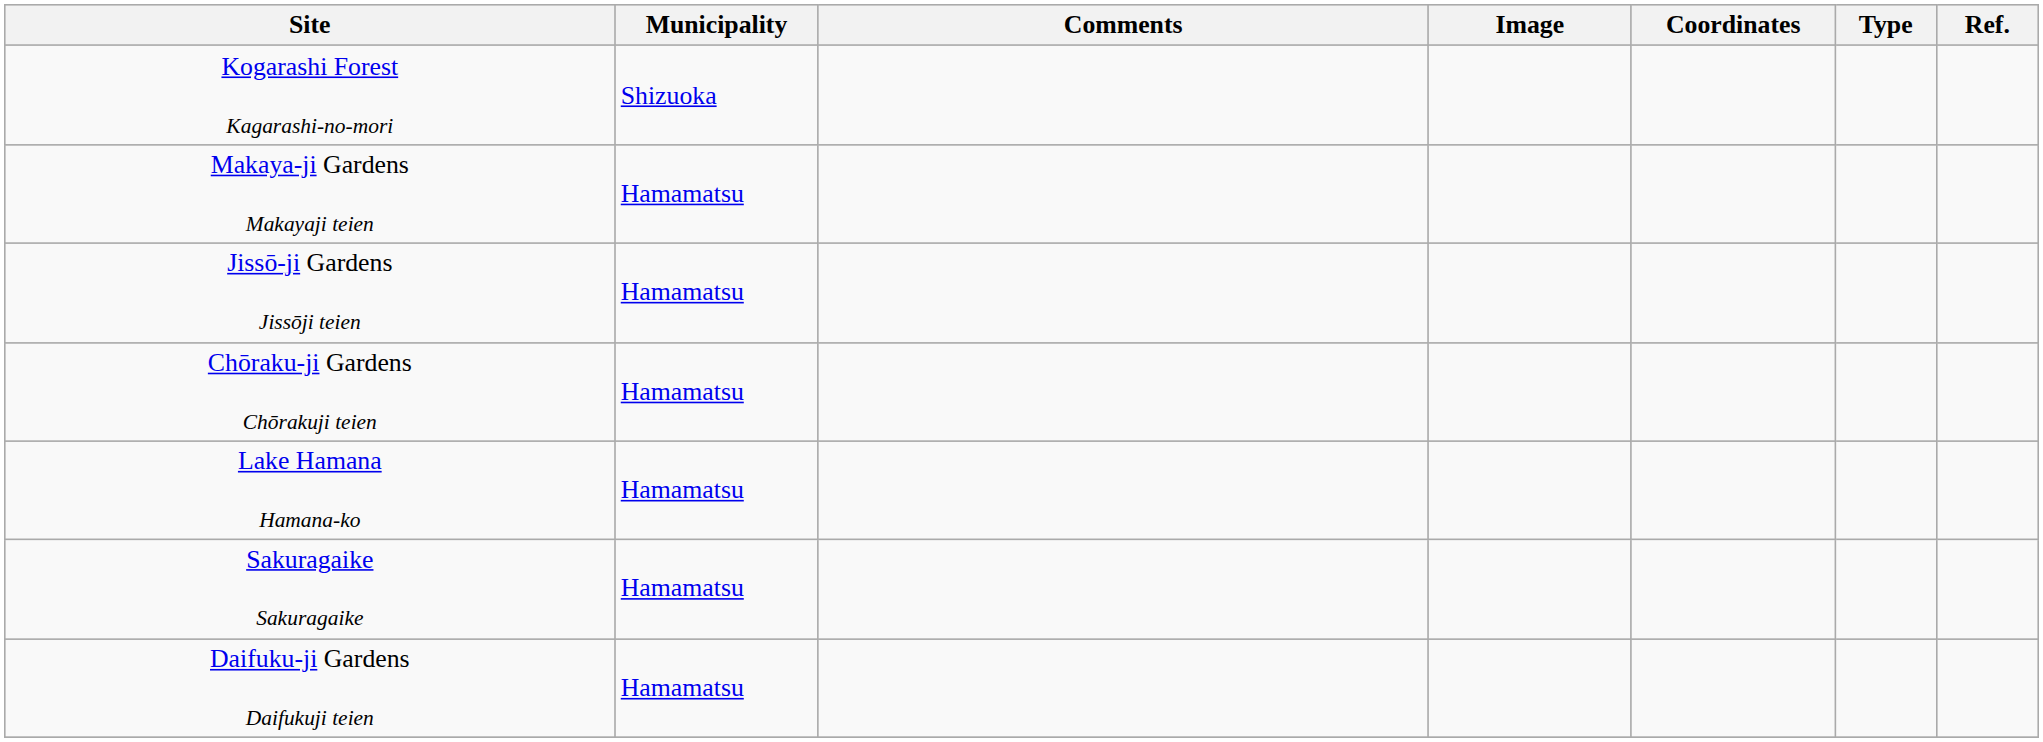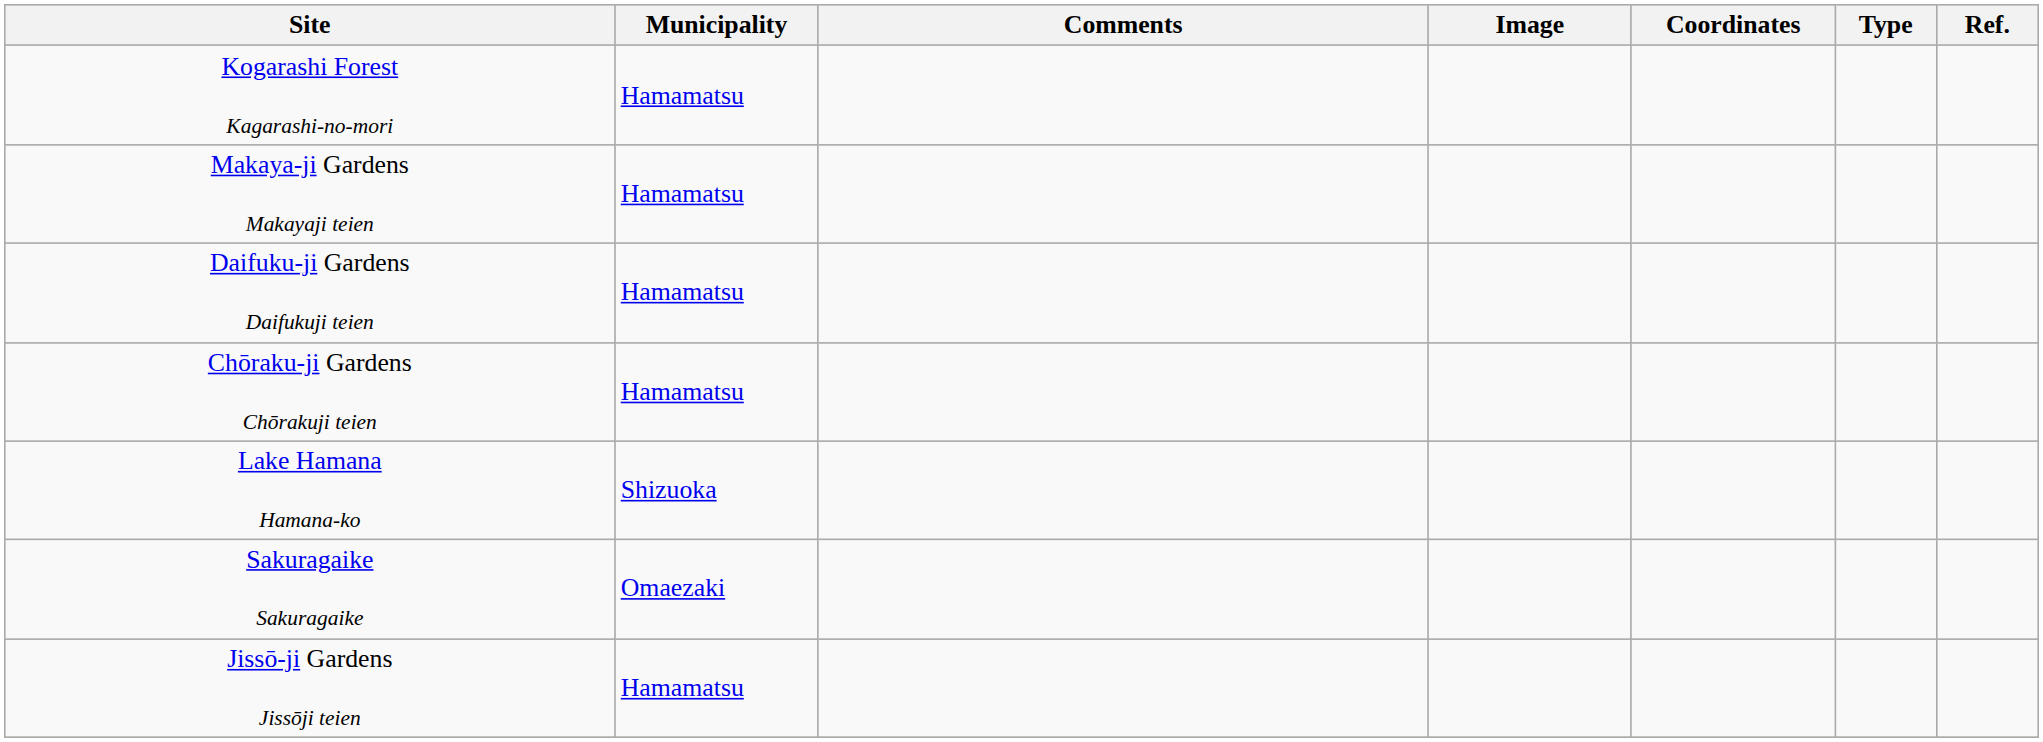(669, 94) Shizuoka -> (682, 94) Hamamatsu
rows swapped: (310, 687) <-> (310, 292)
(682, 490) Hamamatsu -> (669, 490) Shizuoka
(682, 588) Hamamatsu -> (673, 588) Omaezaki
